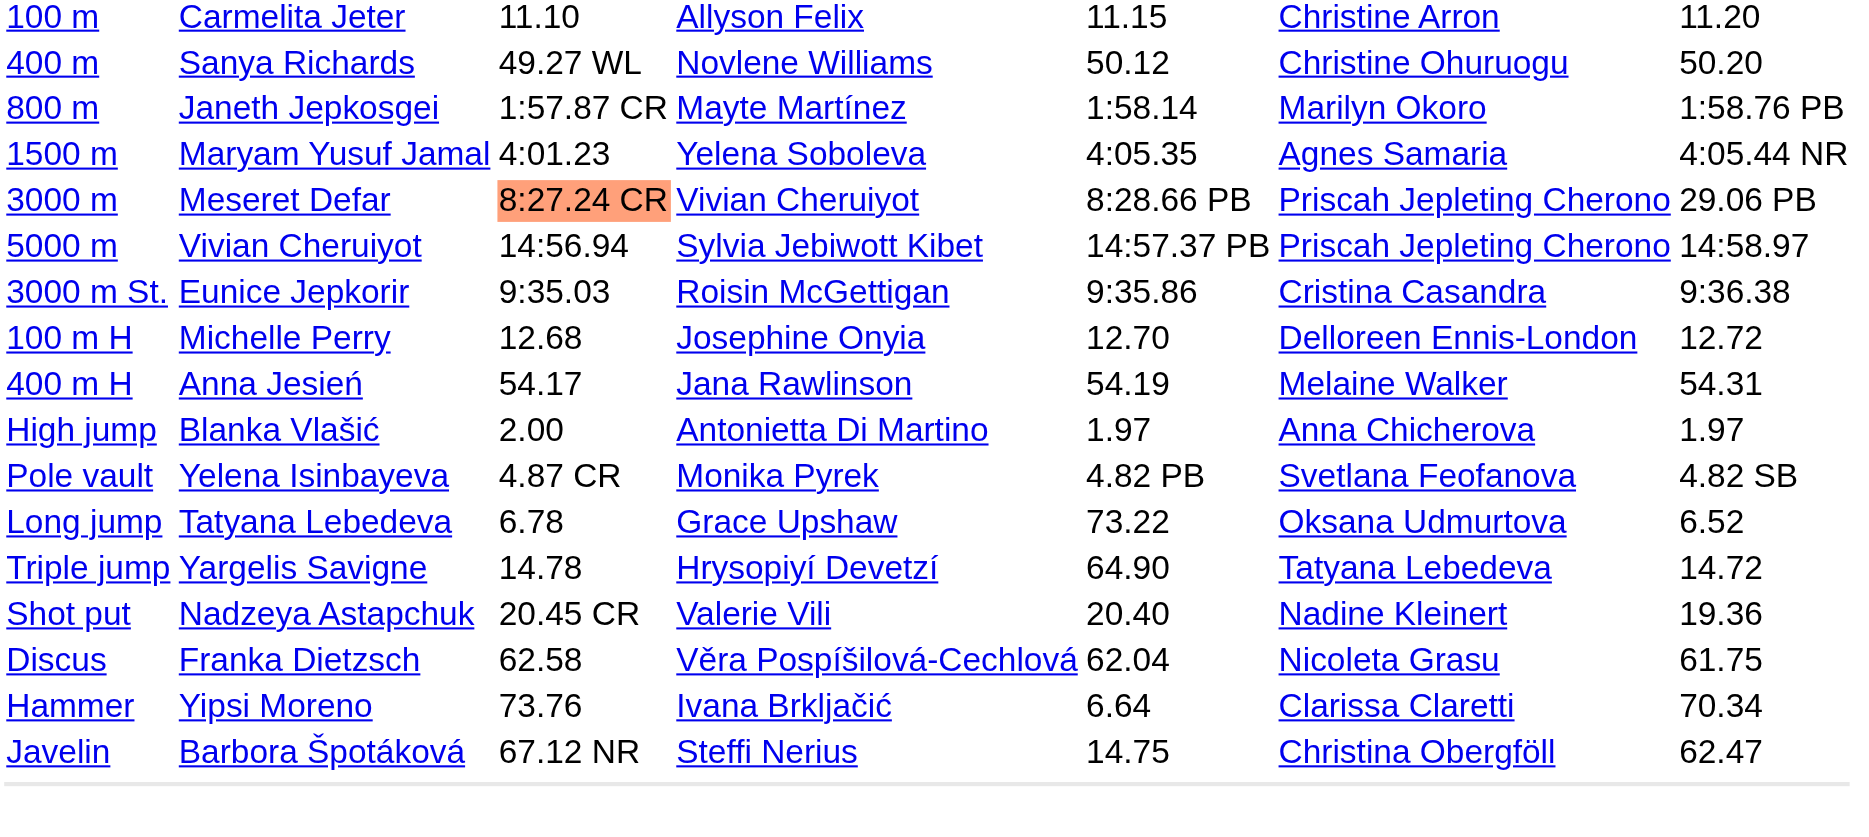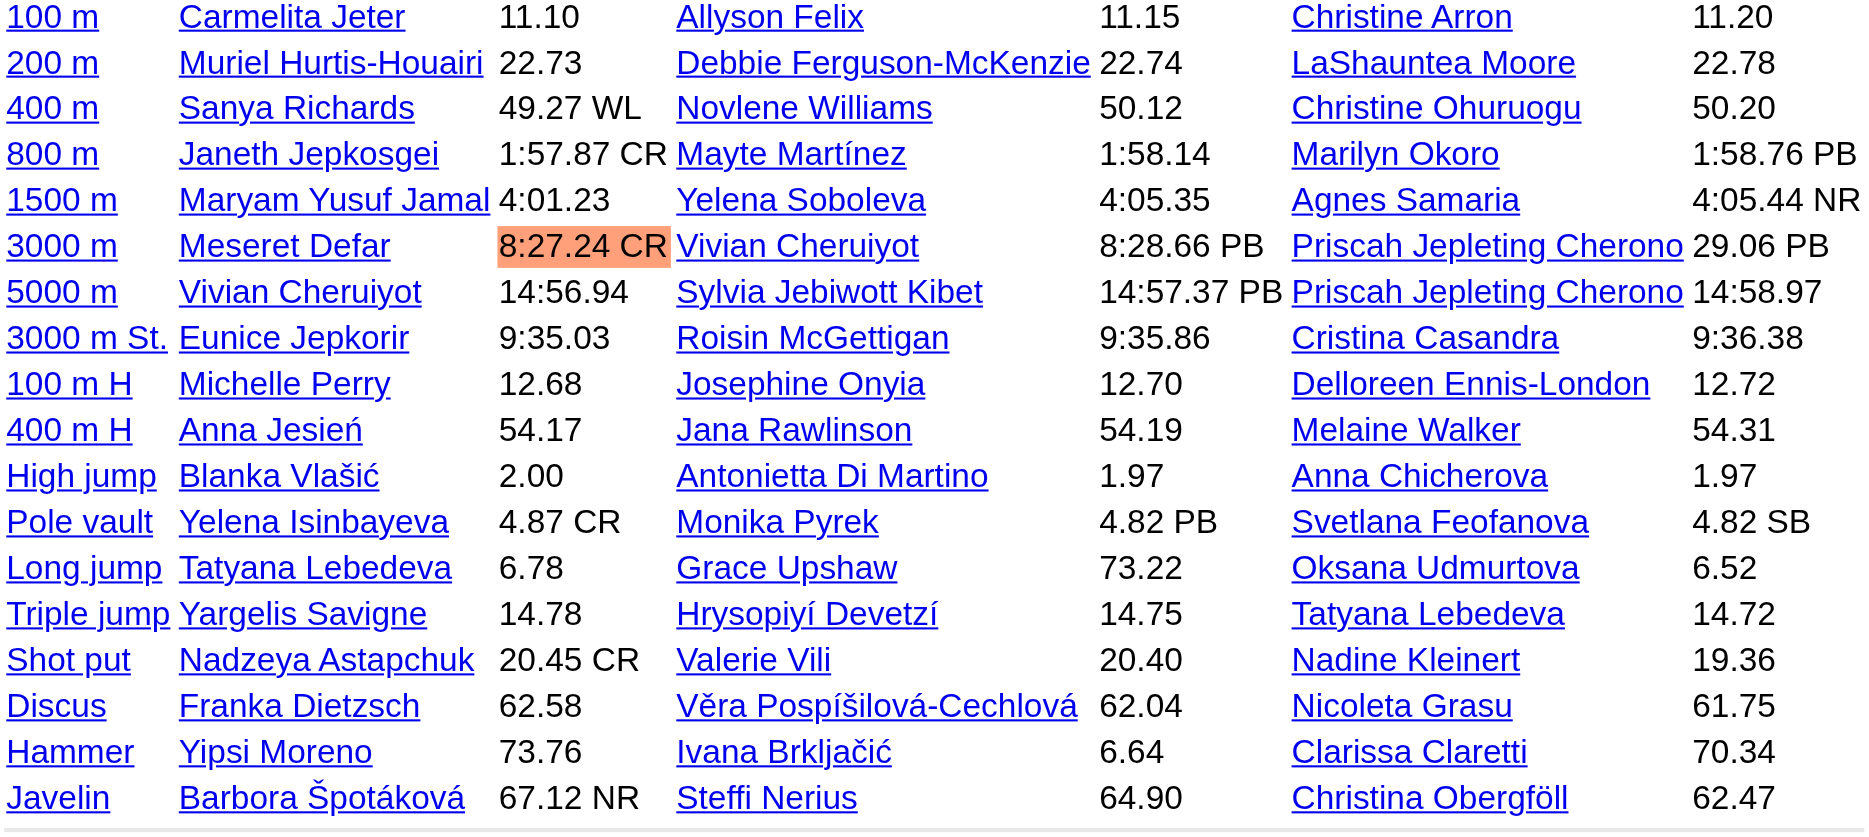+ row: (53, 62)
(1128, 568) 64.90 -> (1141, 614) 14.75
(1128, 752) 14.75 -> (1141, 798) 64.90
